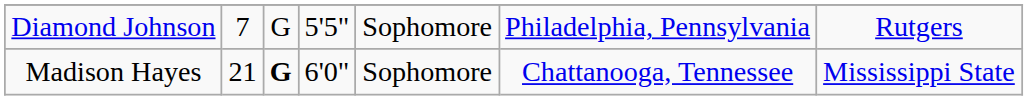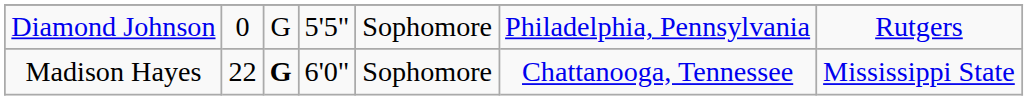(243, 26) 7 -> (243, 26) 0
(243, 71) 21 -> (243, 71) 22
